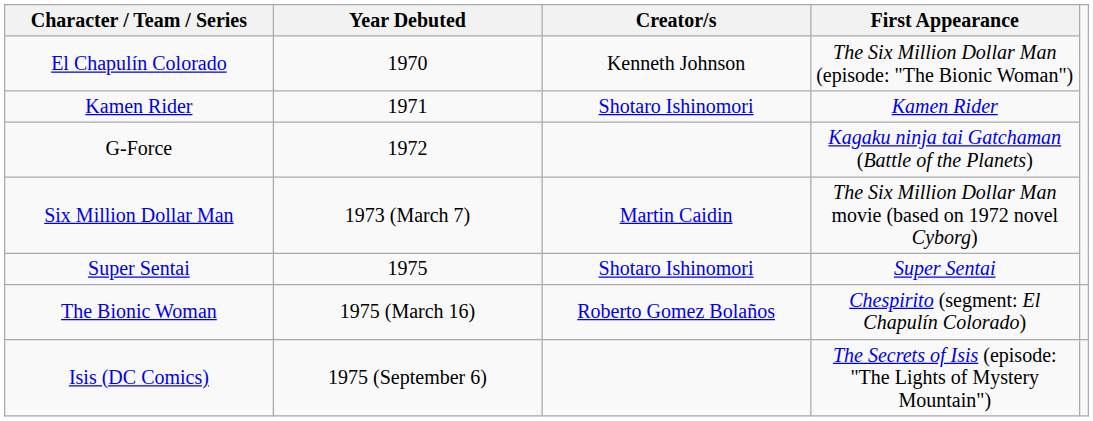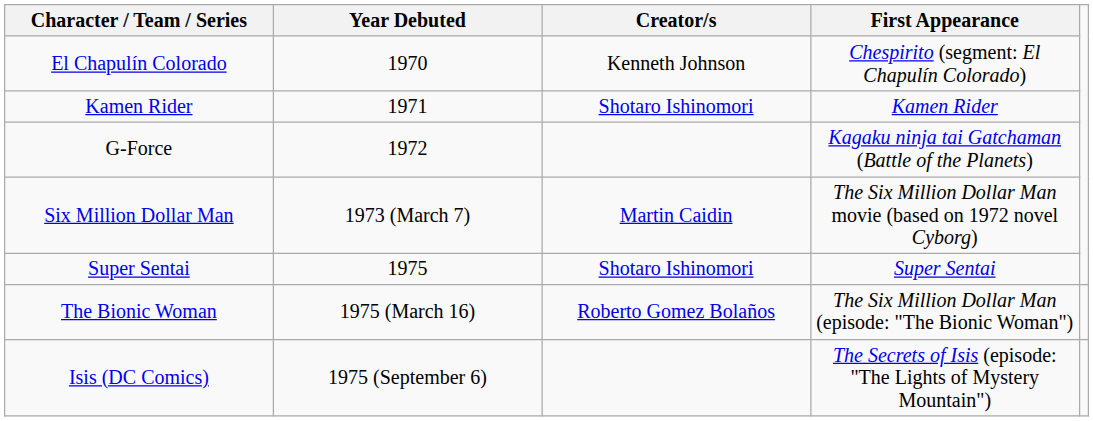(945, 63) The Six Million Dollar Man (episode: "The Bionic Woman") -> (945, 63) Chespirito (segment: El Chapulín Colorado)
(945, 311) Chespirito (segment: El Chapulín Colorado) -> (945, 311) The Six Million Dollar Man (episode: "The Bionic Woman")
